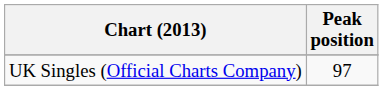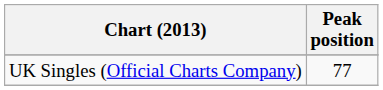(342, 70) 97 -> (342, 70) 77
